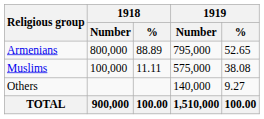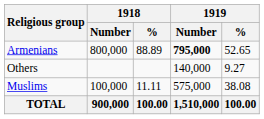(192, 50) normal -> (192, 50) bold
rows swapped: (27, 68) <-> (22, 86)
